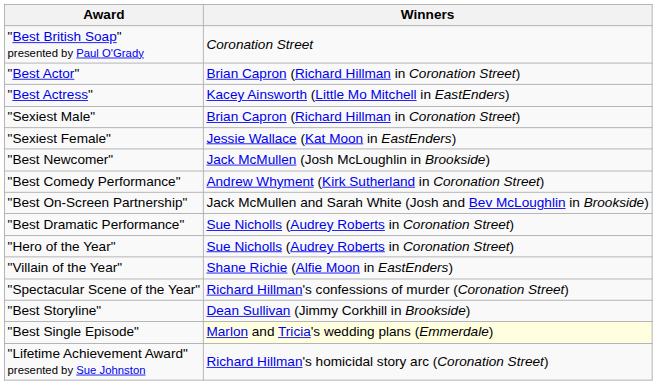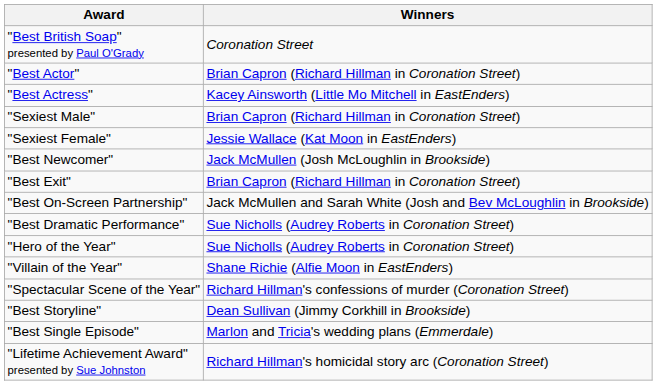+ row: (39, 181)
- row: (94, 181)
(350, 332) lightyellow background -> (350, 332) no background
